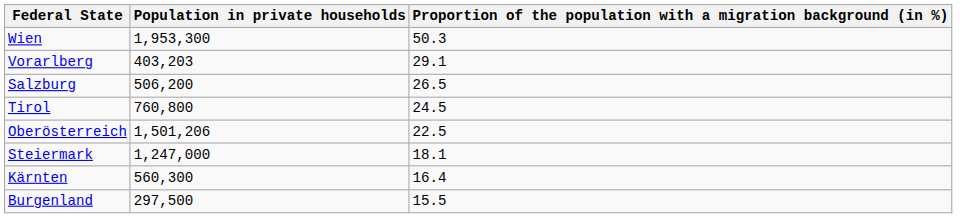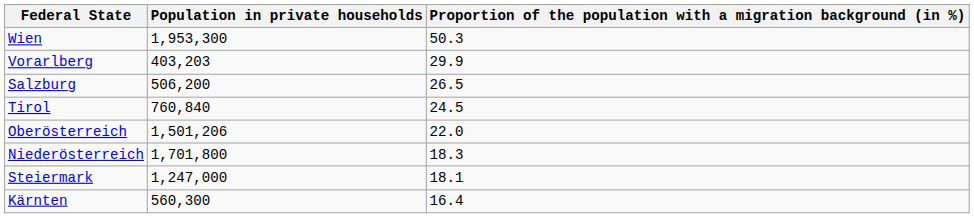(430, 62) 29.1 -> (447, 62) 29.9
(163, 108) 760,800 -> (180, 108) 760,840
(430, 132) 22.5 -> (447, 132) 22.0
+ row: (76, 155)
- row: (50, 201)
